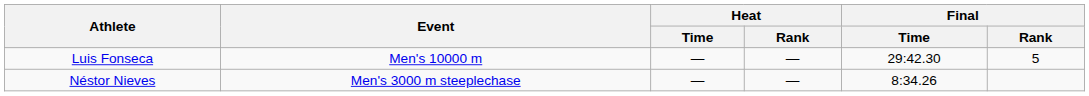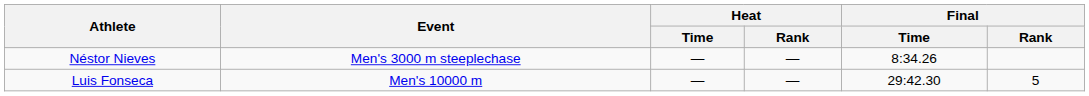rows swapped: (112, 59) <-> (112, 80)
